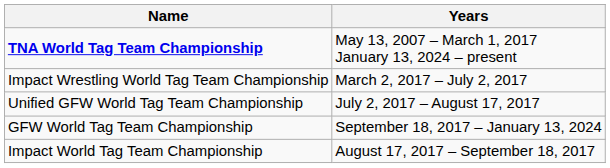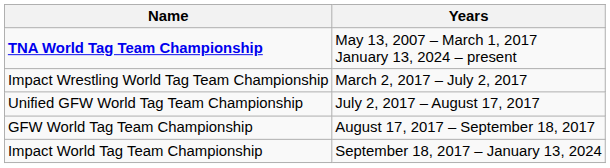(469, 127) September 18, 2017 – January 13, 2024 -> (465, 127) August 17, 2017 – September 18, 2017
(465, 151) August 17, 2017 – September 18, 2017 -> (469, 151) September 18, 2017 – January 13, 2024
